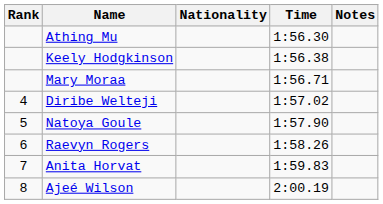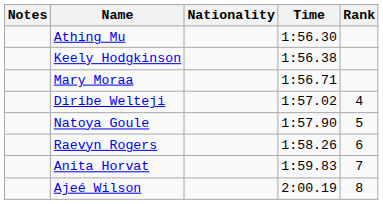columns swapped: (24, 15) <-> (355, 15)
